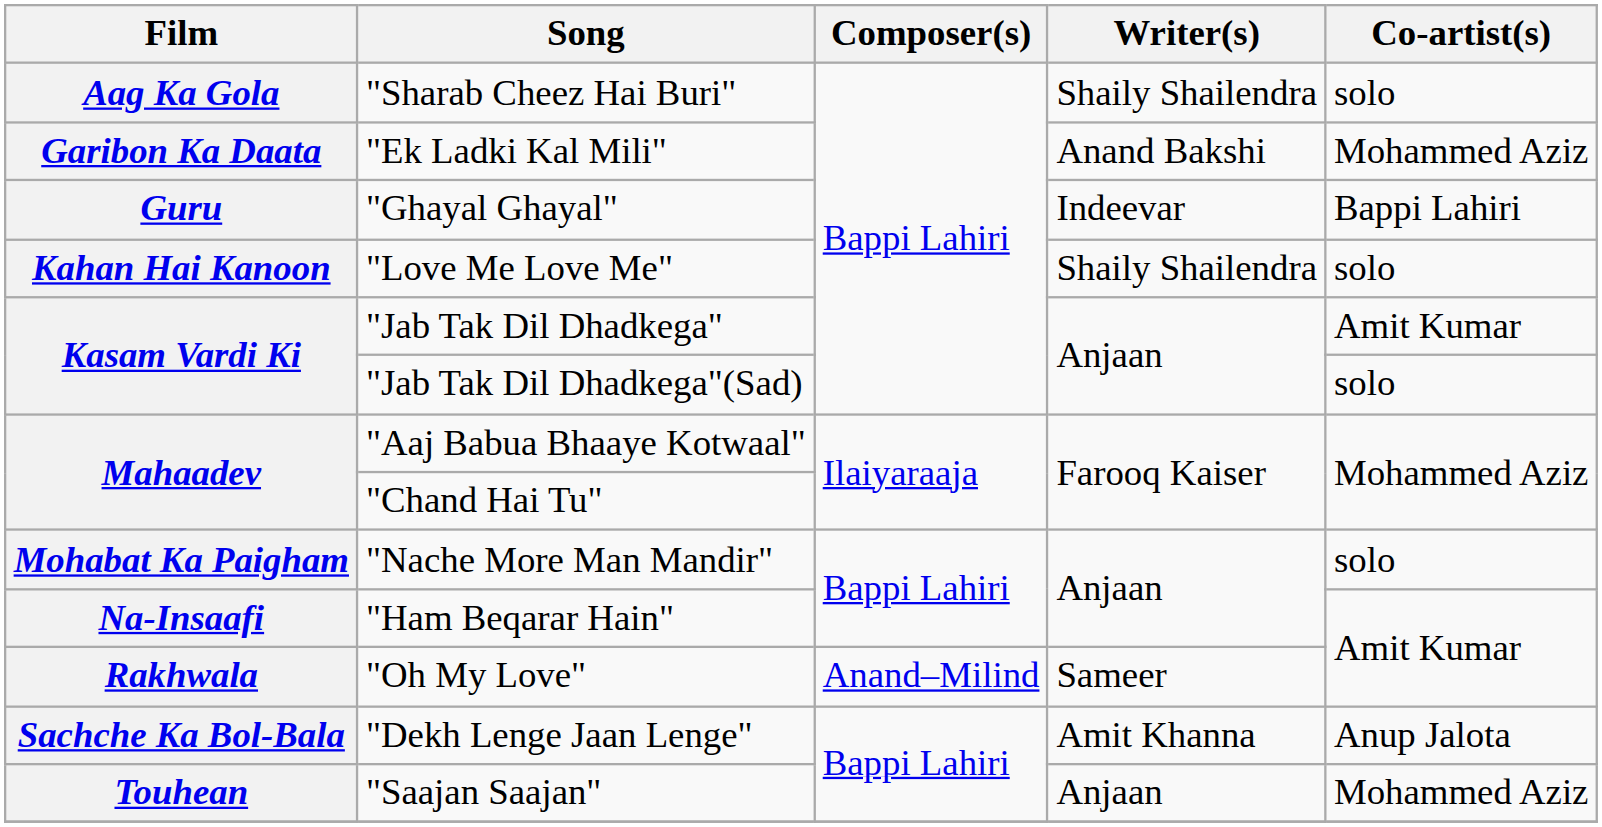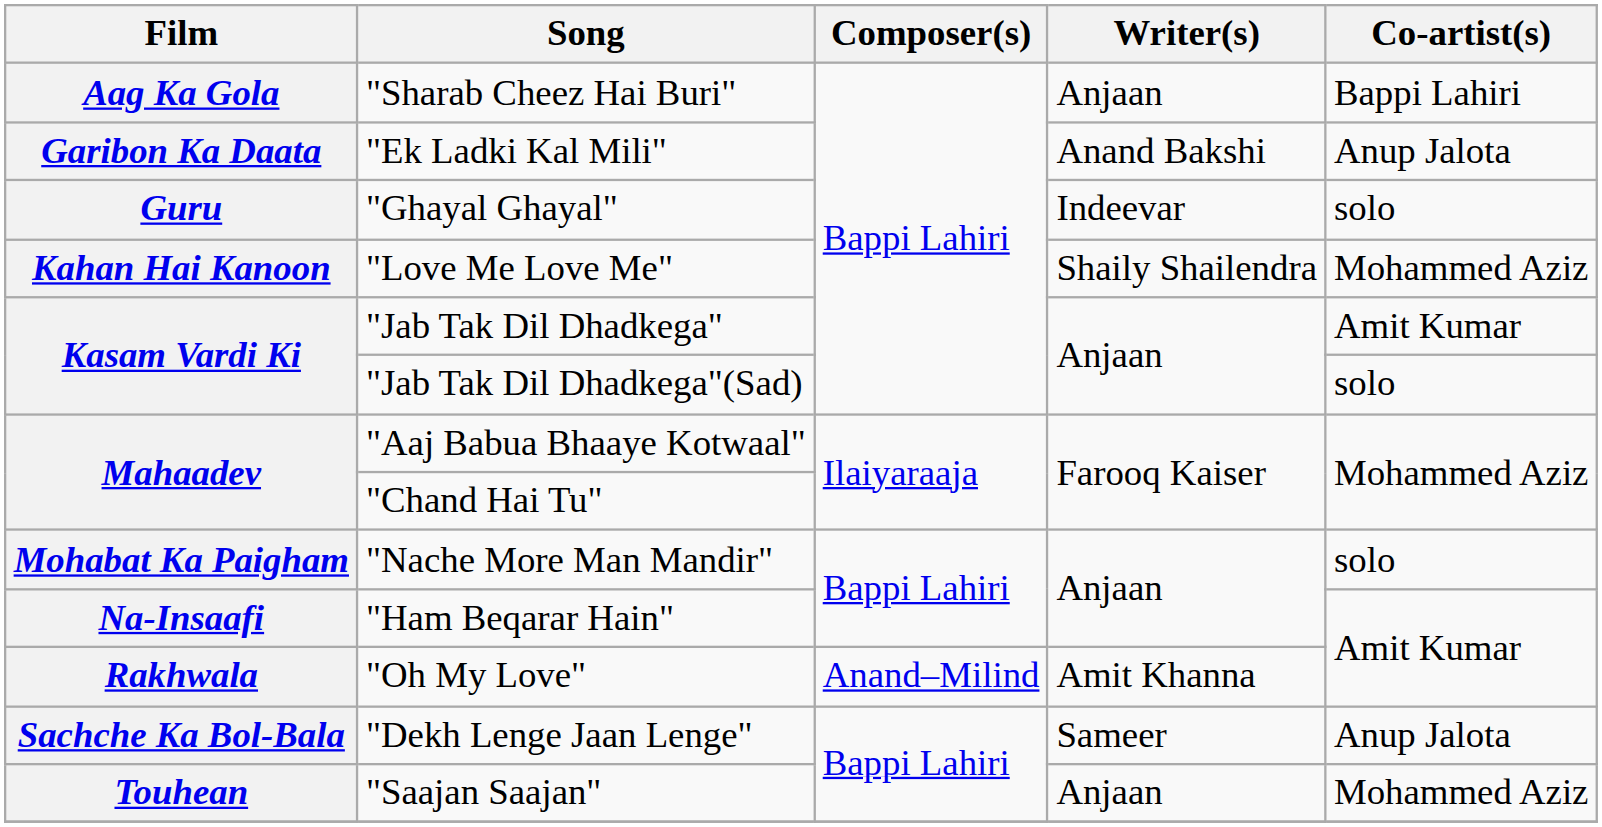(1187, 92) Shaily Shailendra -> (1110, 92) Anjaan
(1365, 92) solo -> (1427, 92) Bappi Lahiri
(1461, 150) Mohammed Aziz -> (1422, 150) Anup Jalota
(1427, 208) Bappi Lahiri -> (1365, 208) solo
(1365, 267) solo -> (1461, 267) Mohammed Aziz
(1112, 675) Sameer -> (1156, 675) Amit Khanna
(1156, 734) Amit Khanna -> (1112, 734) Sameer
